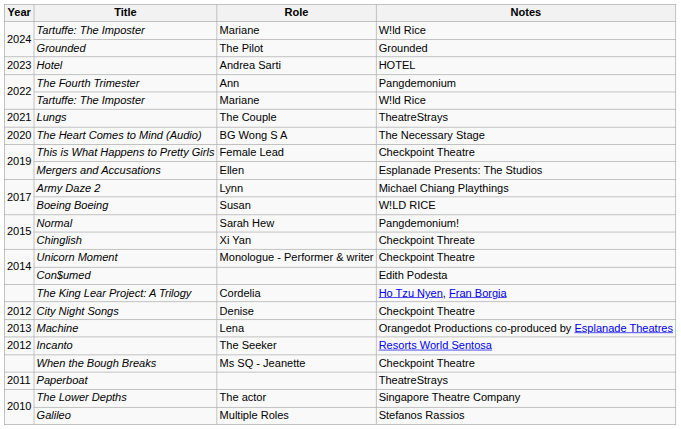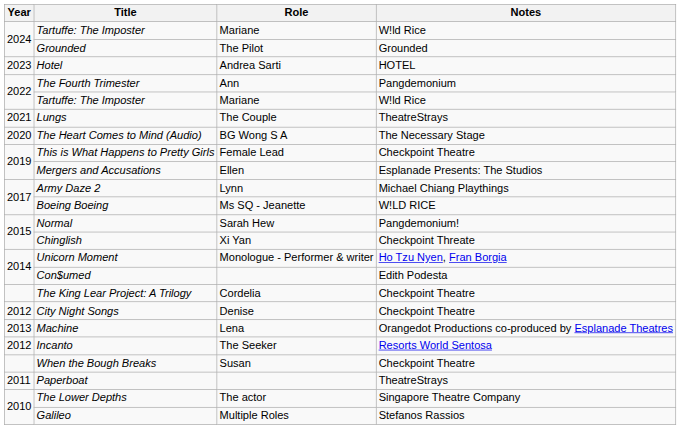(235, 205) Susan -> (263, 205) Ms SQ - Jeanette
(427, 258) Checkpoint Theatre -> (443, 258) Ho Tzu Nyen, Fran Borgia
(443, 293) Ho Tzu Nyen, Fran Borgia -> (427, 293) Checkpoint Theatre
(263, 363) Ms SQ - Jeanette -> (235, 363) Susan
